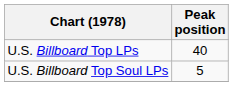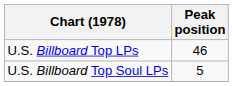(200, 50) 40 -> (200, 50) 46
